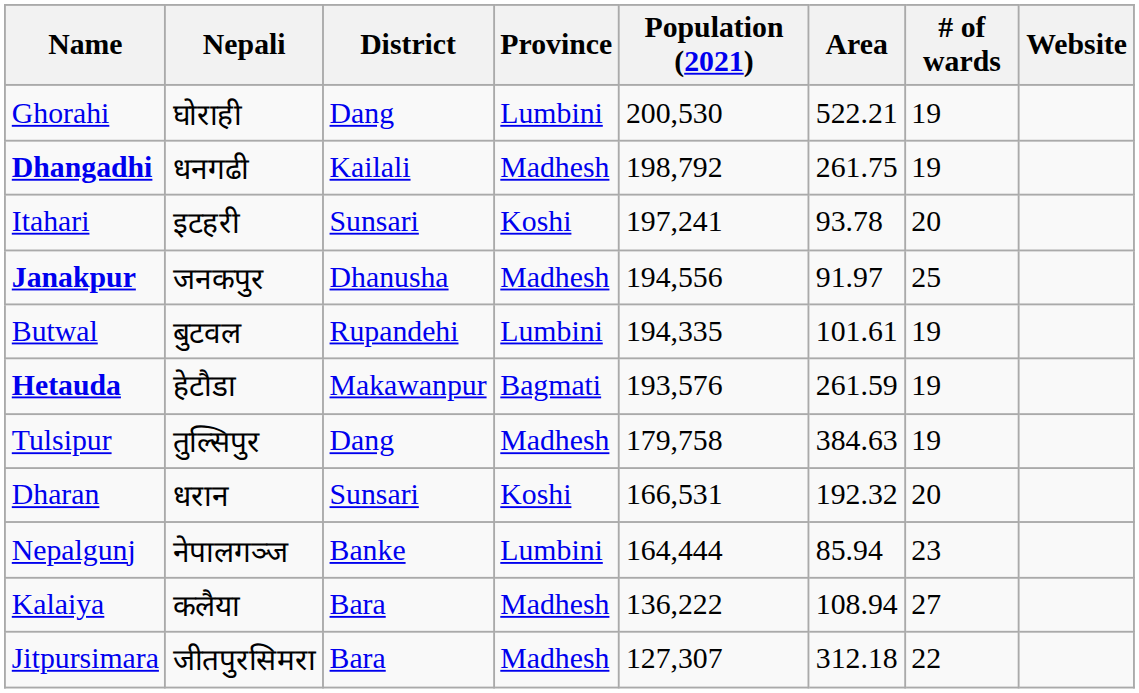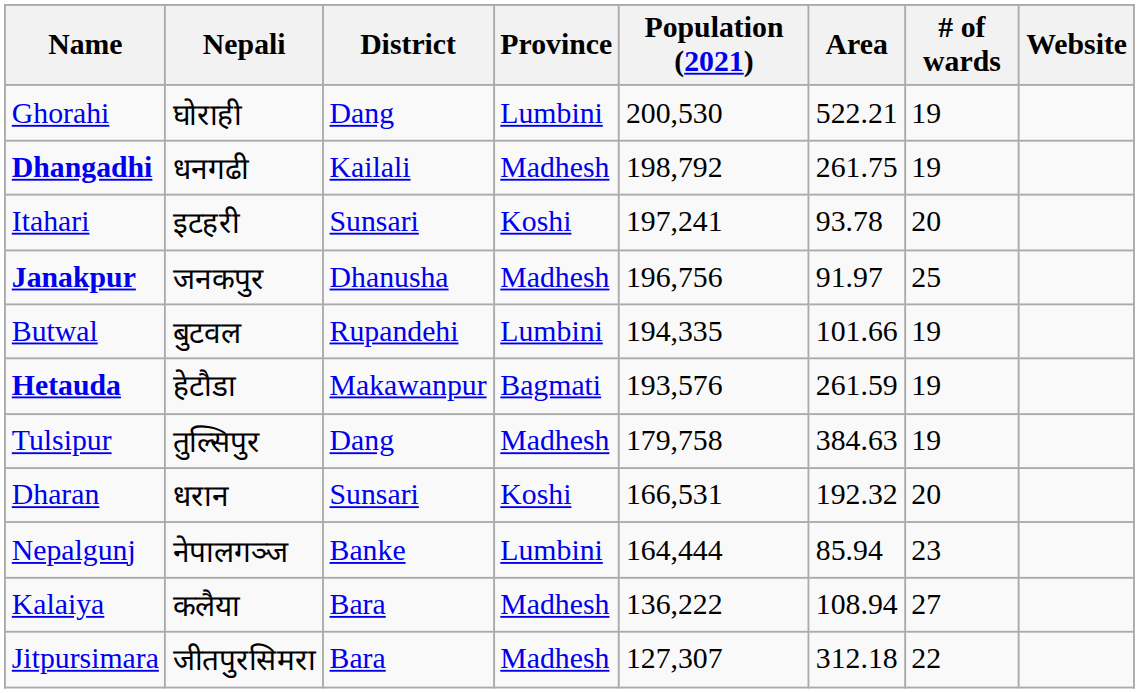(674, 276) 194,556 -> (674, 276) 196,756
(857, 331) 101.61 -> (857, 331) 101.66
